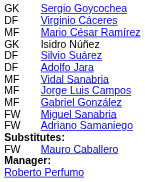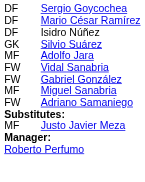(12, 9) GK -> (11, 9) DF
- row: (79, 21)
(12, 32) MF -> (11, 21) DF
(12, 44) GK -> (11, 32) DF
(11, 56) DF -> (12, 44) GK
(11, 67) DF -> (12, 56) MF
(12, 79) MF -> (12, 67) FW
- row: (86, 91)
(12, 102) MF -> (12, 79) FW
(12, 114) FW -> (12, 91) MF
+ row: (83, 126)
- row: (80, 149)
